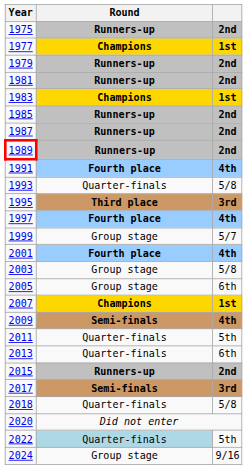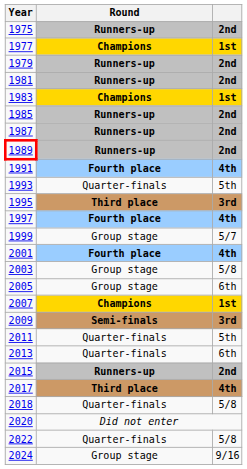(227, 185) 5/8 -> (227, 185) 5th
(227, 320) 4th -> (227, 320) 3rd
(125, 388) Semi-finals -> (125, 388) Third place
(227, 388) 3rd -> (227, 388) 4th
(125, 439) lightblue background -> (125, 439) no background
(227, 439) 5th -> (227, 439) 5/8
